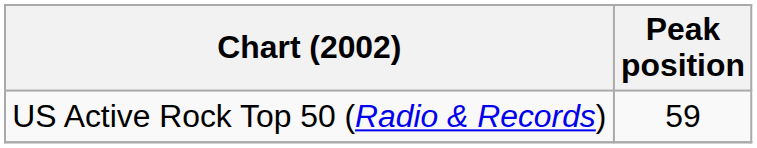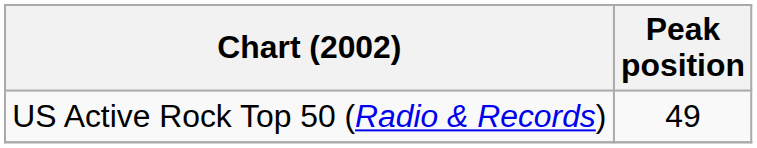(683, 116) 59 -> (683, 116) 49
